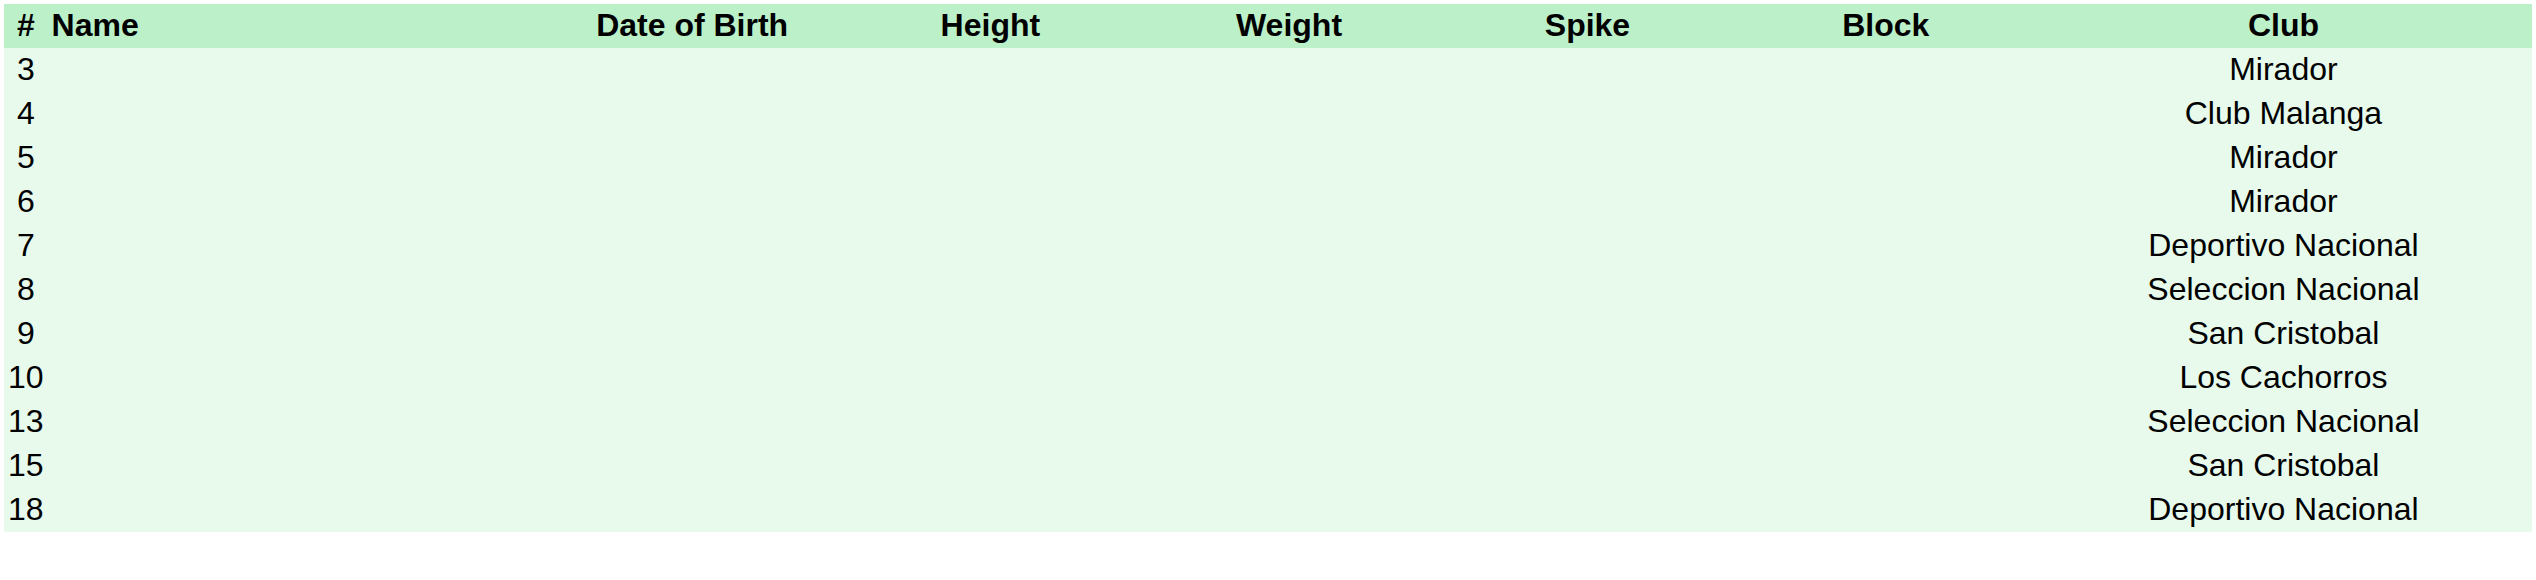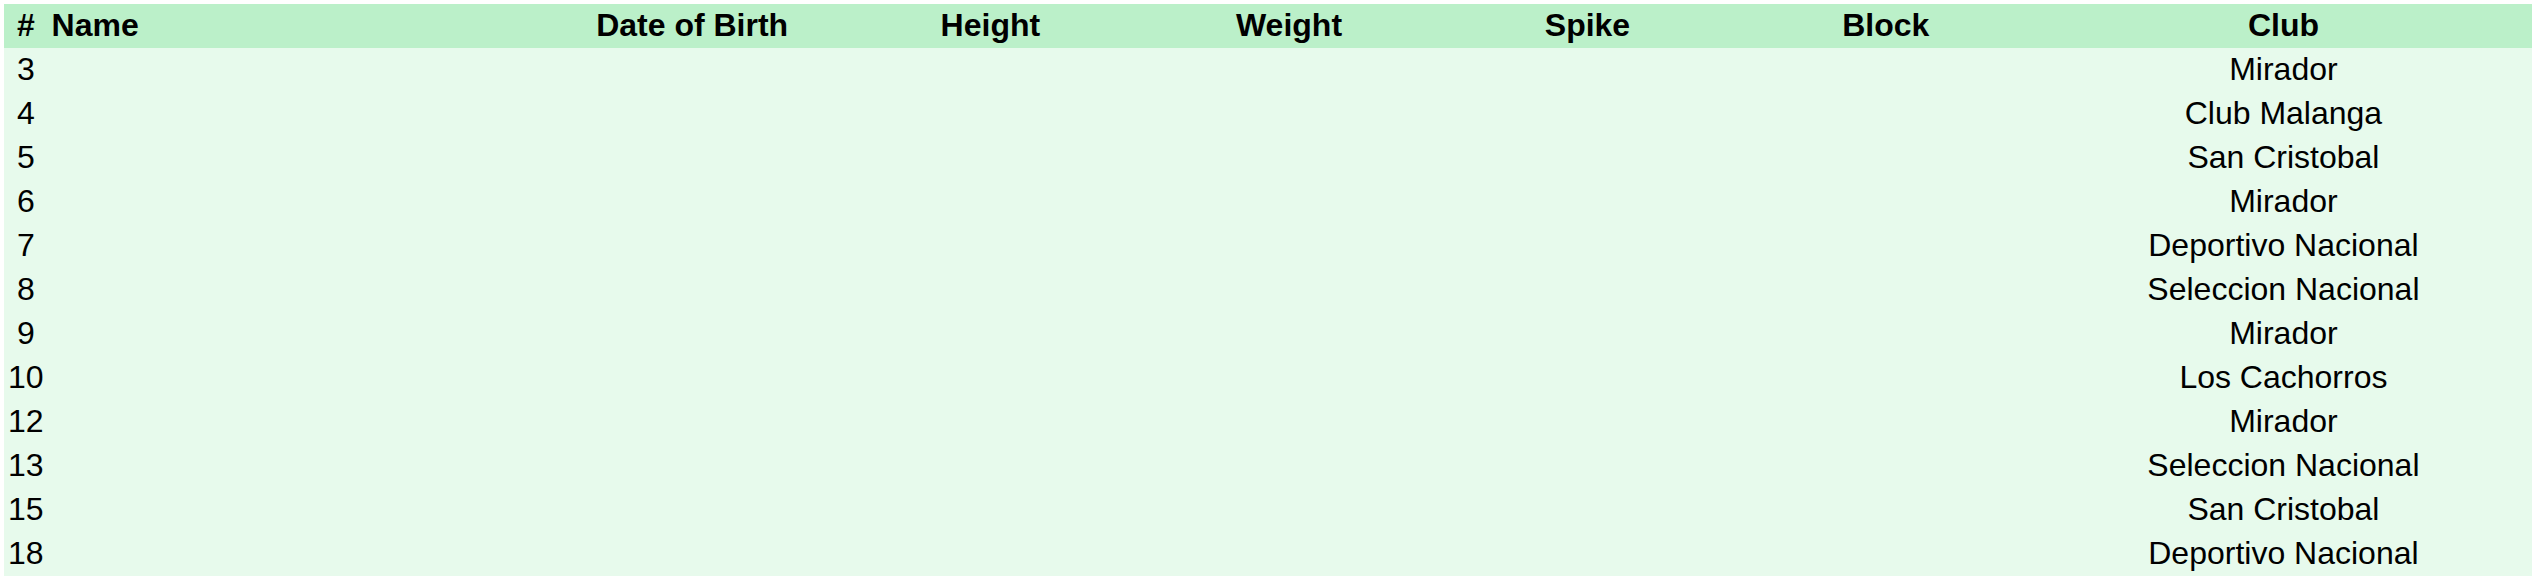(2283, 157) Mirador -> (2283, 157) San Cristobal
(2283, 333) San Cristobal -> (2283, 333) Mirador
+ row: (26, 421)
